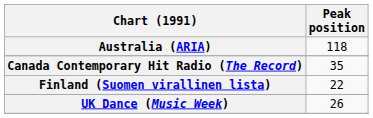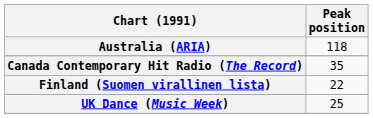(337, 104) 26 -> (337, 104) 25
